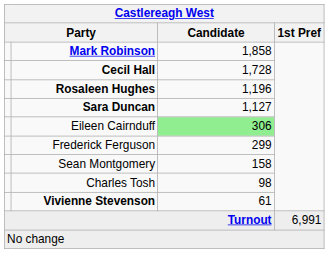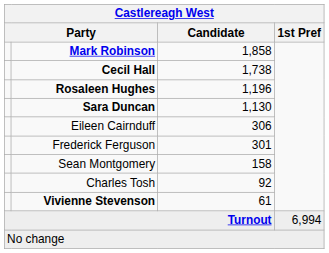(257, 70) 1,728 -> (257, 70) 1,738
(257, 107) 1,127 -> (257, 107) 1,130
(262, 126) lightgreen background -> (262, 126) no background
(262, 145) 299 -> (262, 145) 301
(265, 182) 98 -> (265, 182) 92
(307, 220) 6,991 -> (307, 220) 6,994
